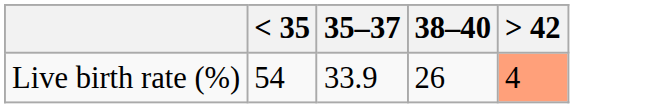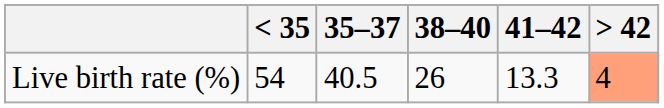+ column: (543, 28)
(351, 77) 33.9 -> (351, 77) 40.5
